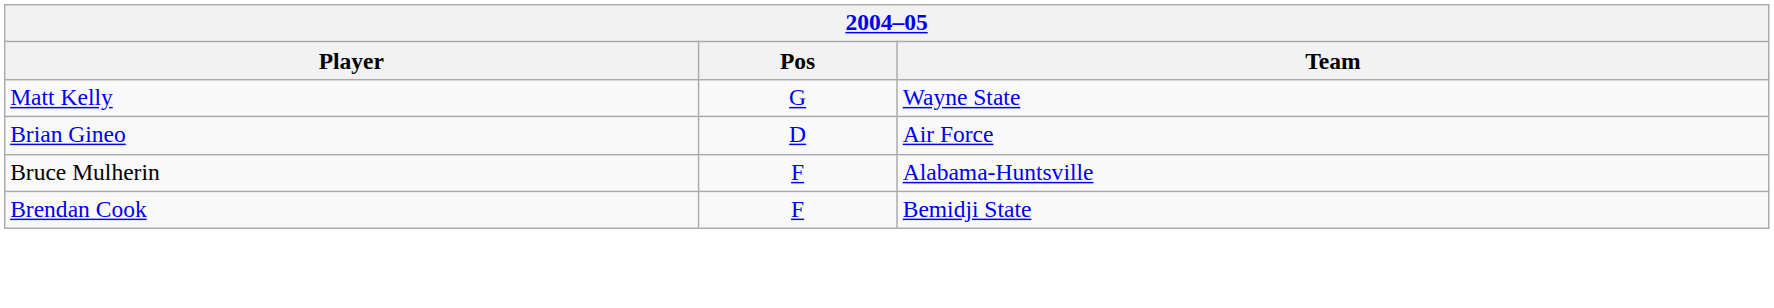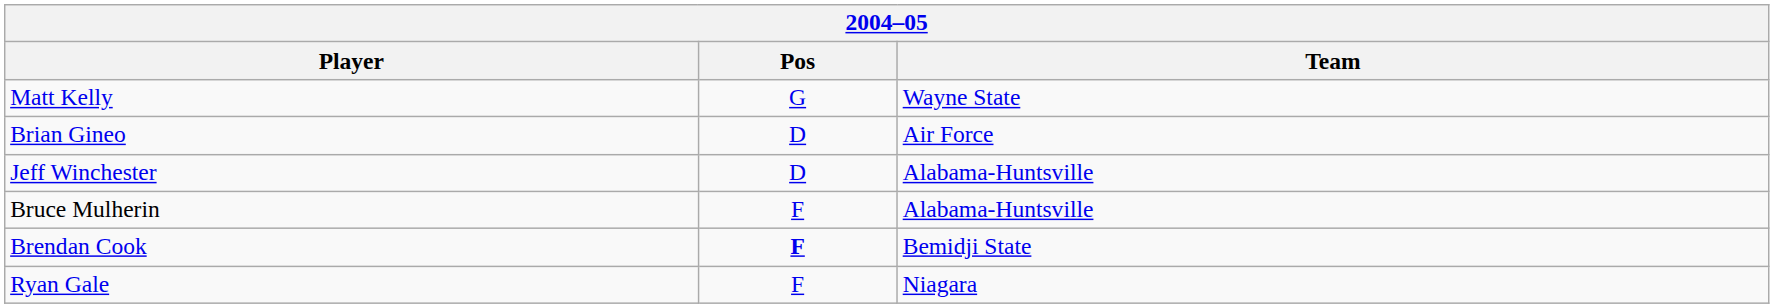+ row: (83, 172)
(798, 209) normal -> (798, 246) bold
+ row: (60, 284)
